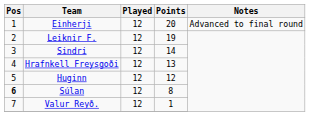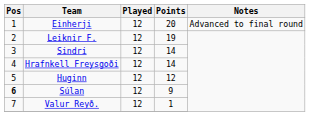(171, 64) 13 -> (171, 64) 14
(171, 91) 8 -> (171, 91) 9
